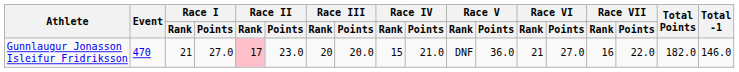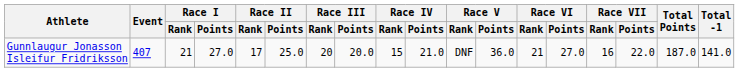(142, 52) 470 -> (142, 52) 407
(256, 52) pink background -> (256, 52) no background
(291, 52) 23.0 -> (291, 52) 25.0
(681, 52) 182.0 -> (681, 52) 187.0
(716, 52) 146.0 -> (716, 52) 141.0
